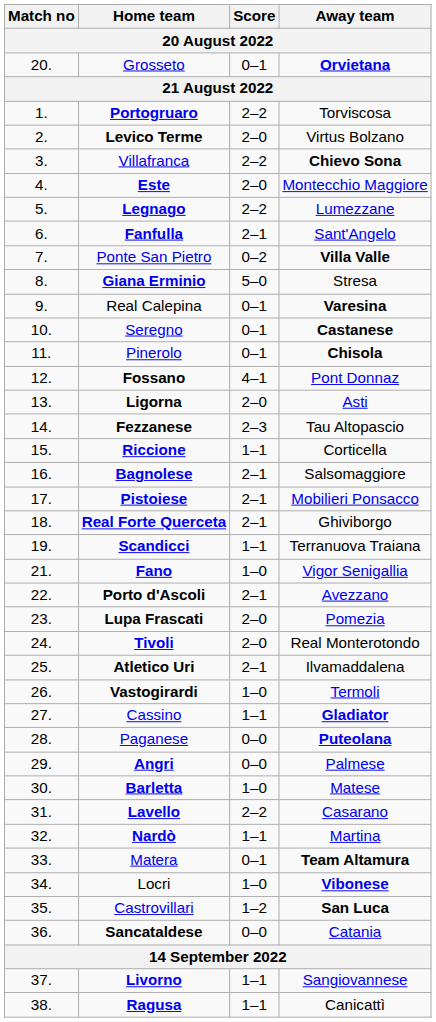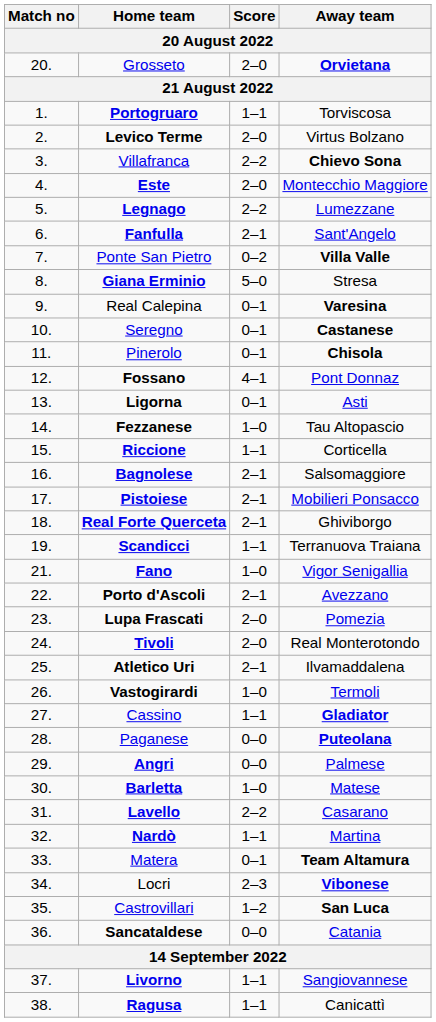(254, 64) 0–1 -> (254, 64) 2–0
(254, 112) 2–2 -> (254, 112) 1–1
(254, 402) 2–0 -> (254, 402) 0–1
(254, 426) 2–3 -> (254, 426) 1–0
(254, 884) 1–0 -> (254, 884) 2–3
